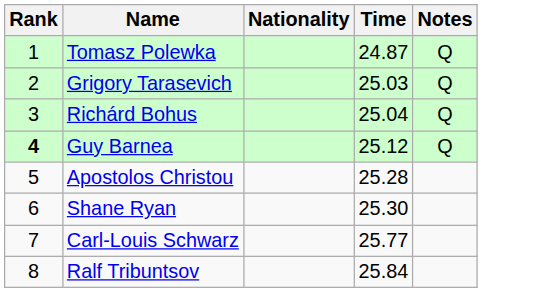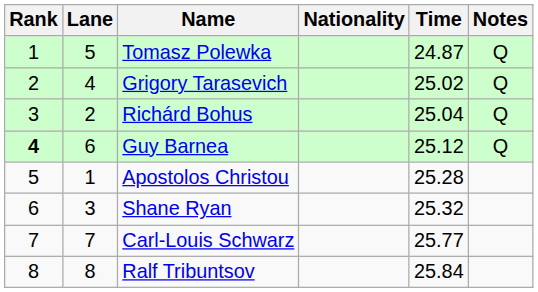+ column: (90, 20)
(383, 83) 25.03 -> (439, 83) 25.02
(383, 209) 25.30 -> (439, 209) 25.32
